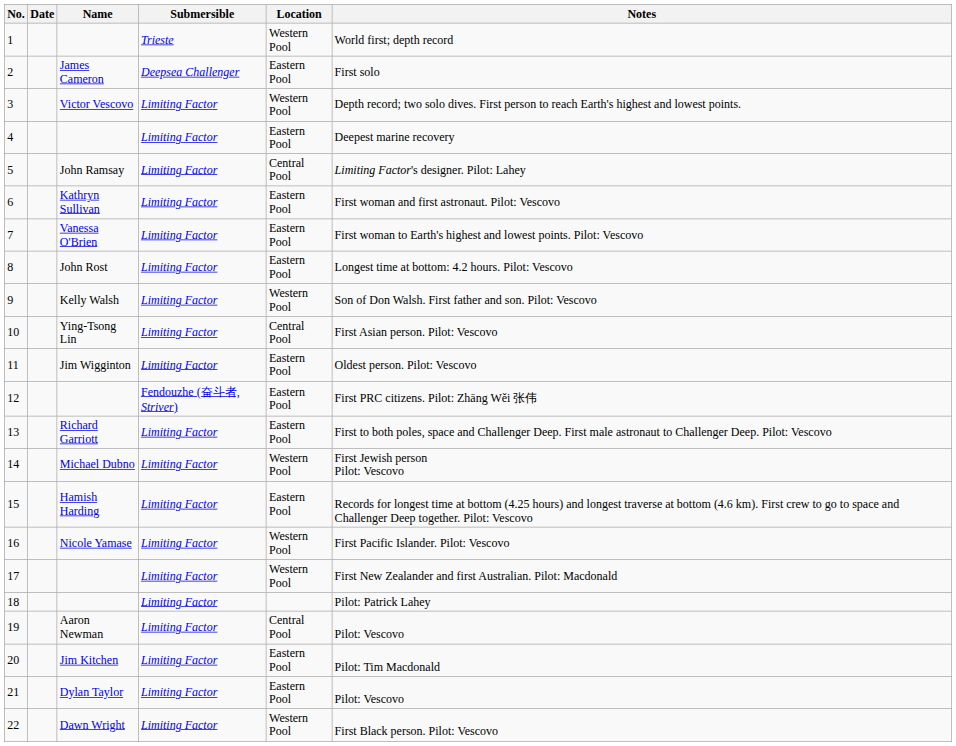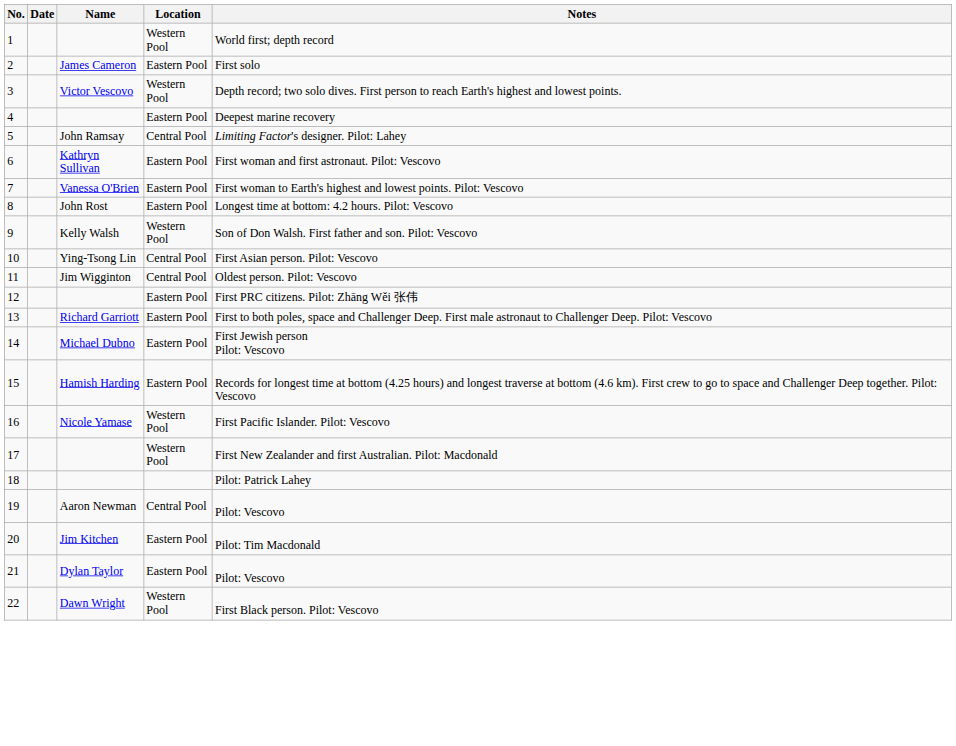- column: (202, 14)
(287, 365) Eastern Pool -> (176, 277) Central Pool
(289, 464) Western Pool -> (177, 343) Eastern Pool
